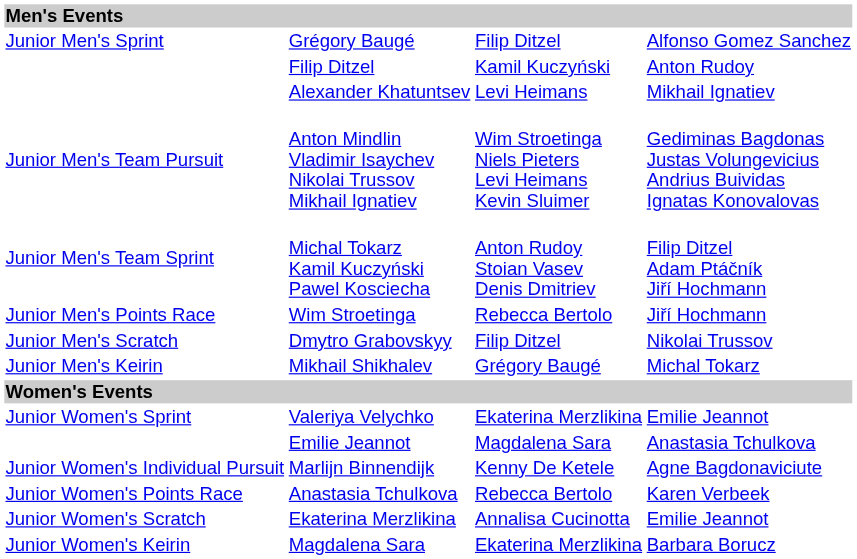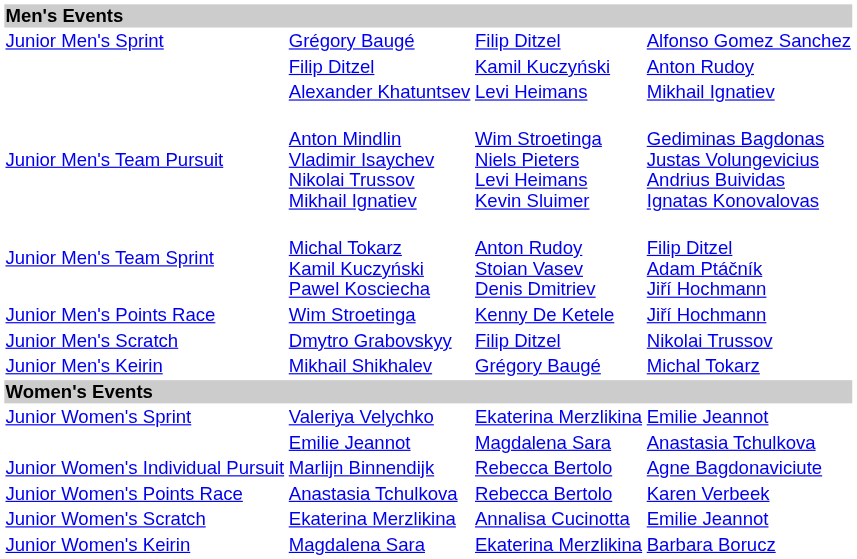(544, 315) Rebecca Bertolo -> (545, 315) Kenny De Ketele
(545, 468) Kenny De Ketele -> (544, 468) Rebecca Bertolo
